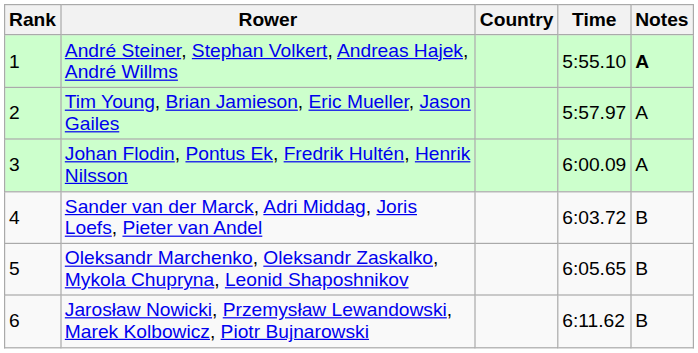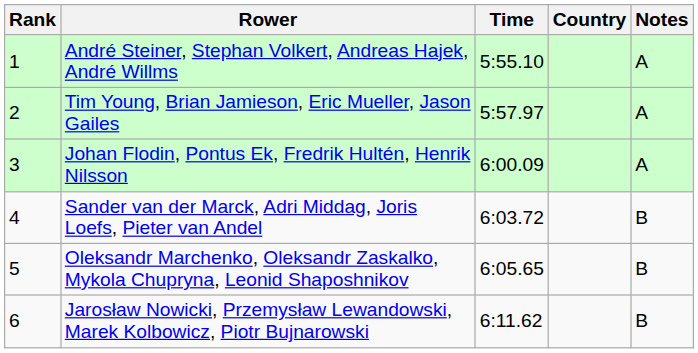columns swapped: (517, 19) <-> (594, 19)
(642, 60) bold -> (642, 60) normal
